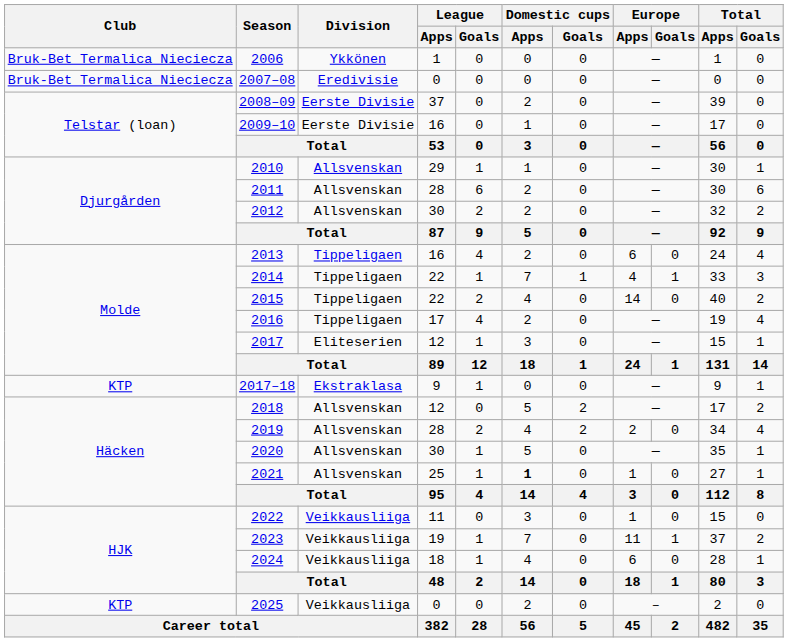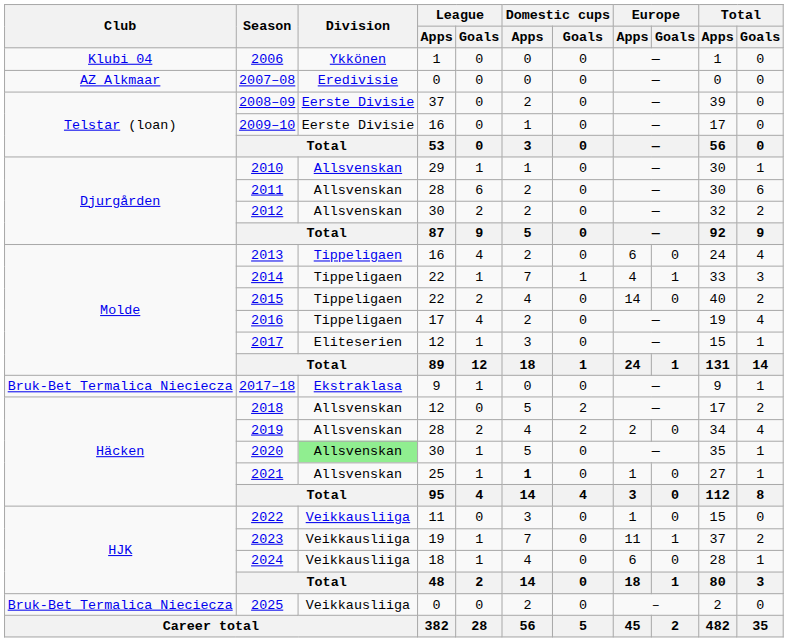(120, 59) Bruk-Bet Termalica Nieciecza -> (120, 59) Klubi 04
(120, 81) Bruk-Bet Termalica Nieciecza -> (120, 81) AZ Alkmaar
(120, 386) KTP -> (120, 386) Bruk-Bet Termalica Nieciecza
(358, 452) no background -> (358, 452) lightgreen background
(120, 605) KTP -> (120, 605) Bruk-Bet Termalica Nieciecza
